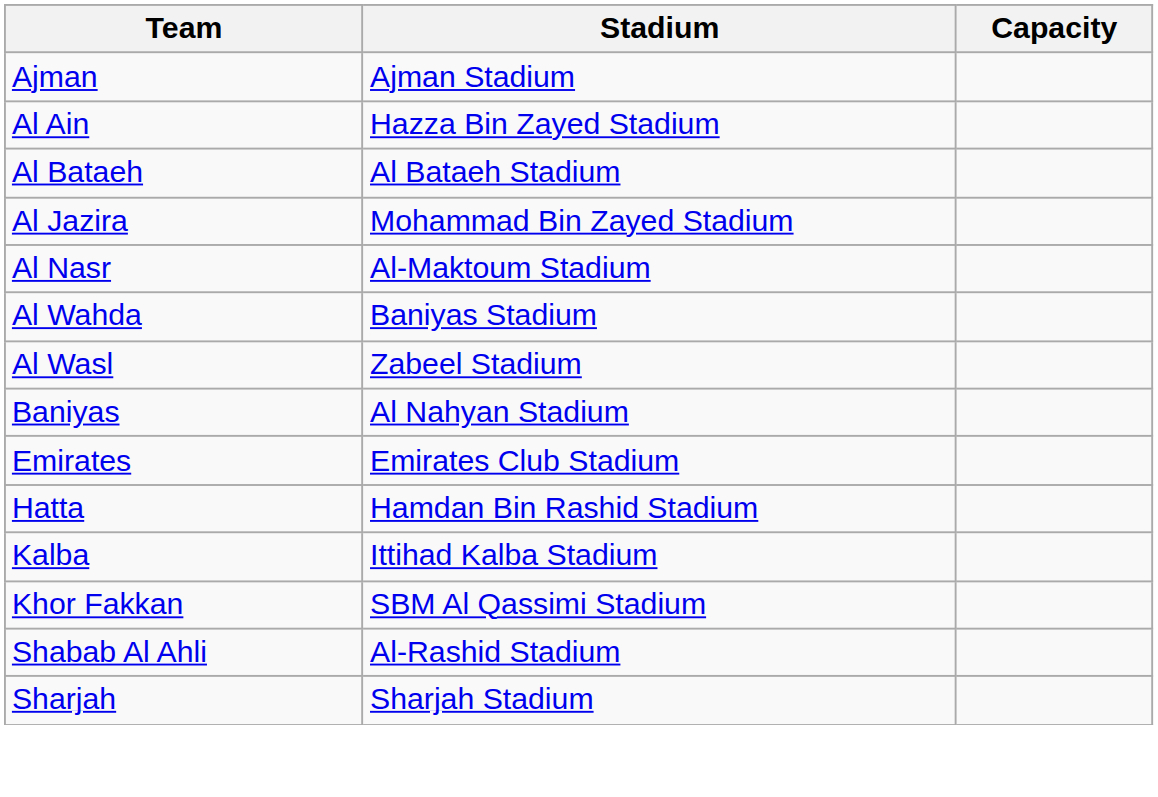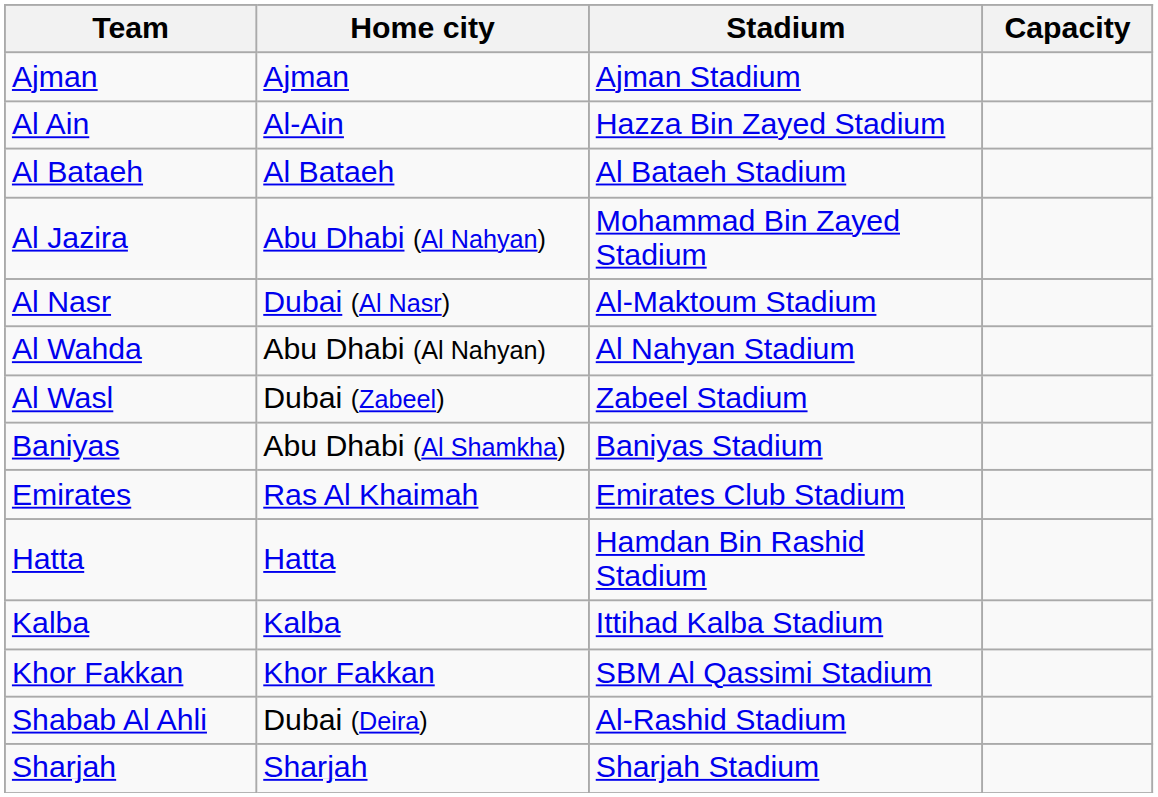+ column: (423, 28)
(483, 316) Baniyas Stadium -> (725, 350) Al Nahyan Stadium
(499, 412) Al Nahyan Stadium -> (709, 446) Baniyas Stadium
